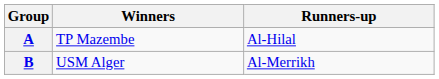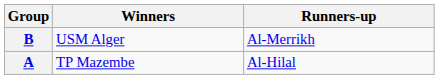rows swapped: (29, 39) <-> (29, 62)
